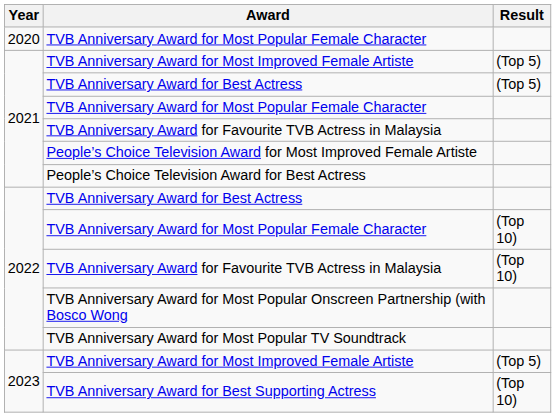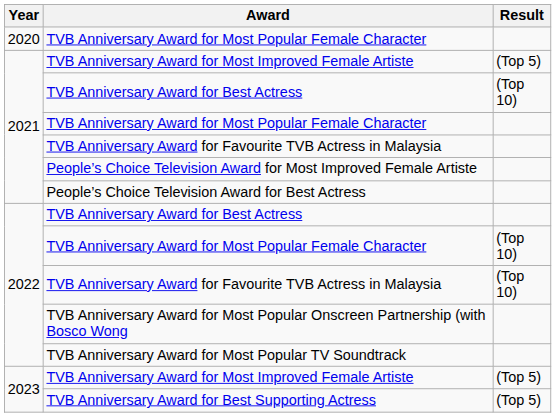(519, 84) (Top 5) -> (510, 92) (Top 10)
(510, 392) (Top 10) -> (519, 400) (Top 5)
